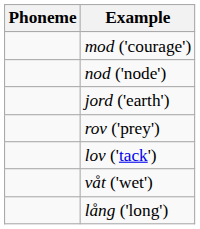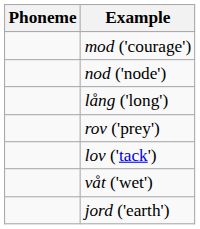rows swapped: (126, 210) <-> (127, 100)
